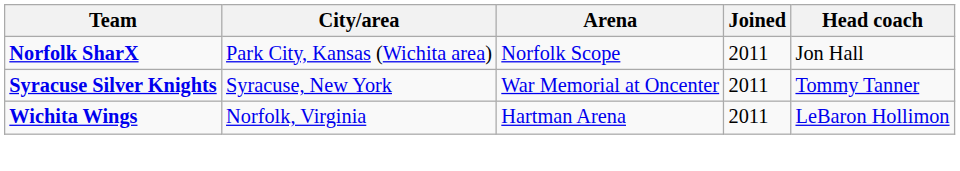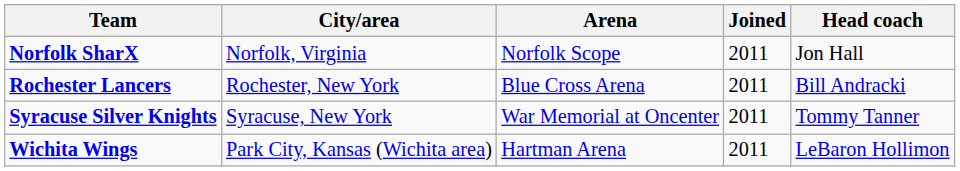(359, 52) Park City, Kansas (Wichita area) -> (296, 52) Norfolk, Virginia
+ row: (90, 85)
(296, 117) Norfolk, Virginia -> (359, 149) Park City, Kansas (Wichita area)
